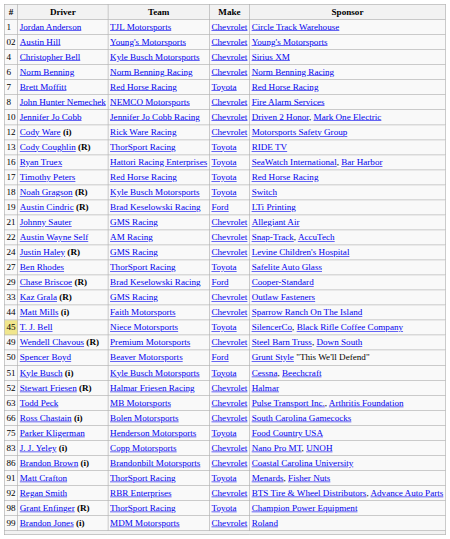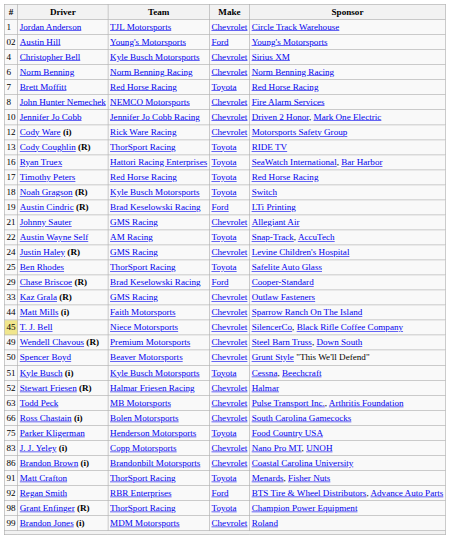(229, 42) Chevrolet -> (220, 42) Ford
(229, 237) Chevrolet -> (224, 237) Toyota
(11, 267) 27 -> (11, 267) 25
(224, 327) Toyota -> (229, 327) Chevrolet
(220, 358) Ford -> (229, 358) Chevrolet
(229, 493) Chevrolet -> (220, 493) Ford
